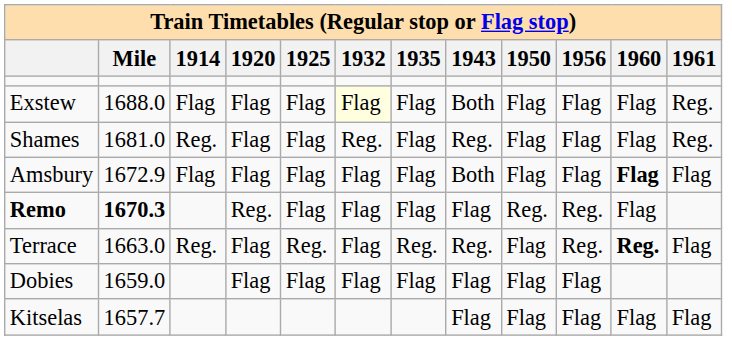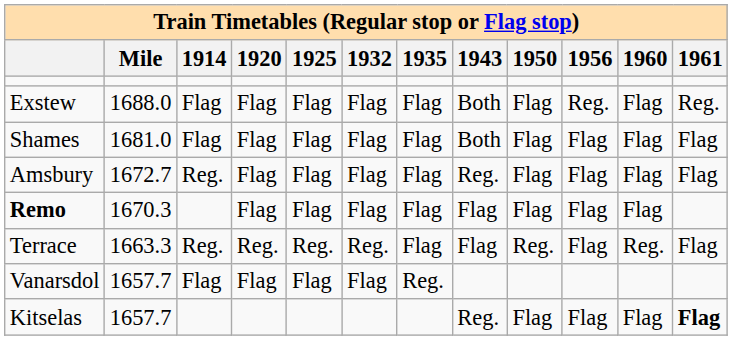(361, 103) lightyellow background -> (367, 103) no background
(581, 103) Flag -> (588, 103) Reg.
(196, 139) Reg. -> (202, 139) Flag
(362, 139) Reg. -> (367, 139) Flag
(472, 139) Reg. -> (479, 139) Both
(692, 139) Reg. -> (698, 139) Flag
(134, 174) 1672.9 -> (141, 174) 1672.7
(195, 174) Flag -> (203, 174) Reg.
(473, 174) Both -> (478, 174) Reg.
(638, 174) bold -> (643, 174) normal
(134, 210) bold -> (141, 210) normal
(251, 210) Reg. -> (257, 210) Flag
(527, 210) Reg. -> (532, 210) Flag
(582, 210) Reg. -> (587, 210) Flag
(134, 245) 1663.0 -> (141, 245) 1663.3
(251, 245) Flag -> (258, 245) Reg.
(361, 245) Flag -> (368, 245) Reg.
(417, 245) Reg. -> (422, 245) Flag
(472, 245) Reg. -> (477, 245) Flag
(526, 245) Flag -> (533, 245) Reg.
(582, 245) Reg. -> (587, 245) Flag
(638, 245) bold -> (644, 245) normal
- row: (42, 281)
+ row: (55, 281)
(471, 316) Flag -> (478, 316) Reg.
(692, 316) normal -> (699, 316) bold
